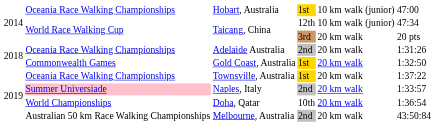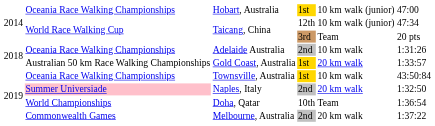(340, 36) 20 km walk -> (328, 36) Team
(340, 50) 20 km walk -> (340, 50) 10 km walk
(71, 63) Commonwealth Games -> (118, 63) Australian 50 km Race Walking Championships
(412, 63) 1:32:50 -> (412, 63) 1:33:57
(340, 76) 20 km walk -> (340, 76) 10 km walk
(412, 76) 1:37:22 -> (414, 76) 43:50:84
(412, 89) 1:33:57 -> (412, 89) 1:32:50
(340, 102) 20 km walk -> (328, 102) Team
(118, 116) Australian 50 km Race Walking Championships -> (71, 116) Commonwealth Games
(414, 116) 43:50:84 -> (412, 116) 1:37:22
